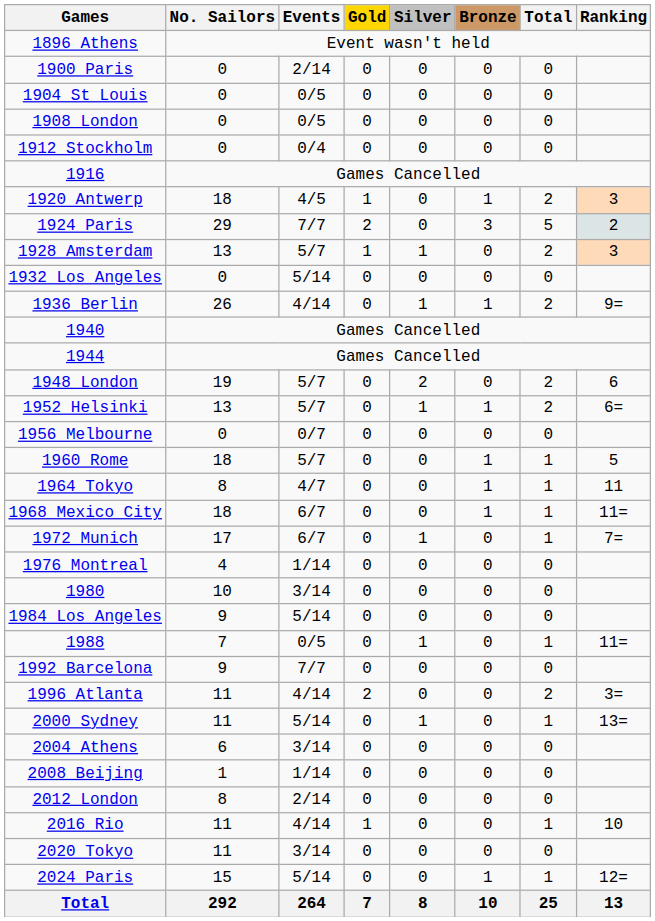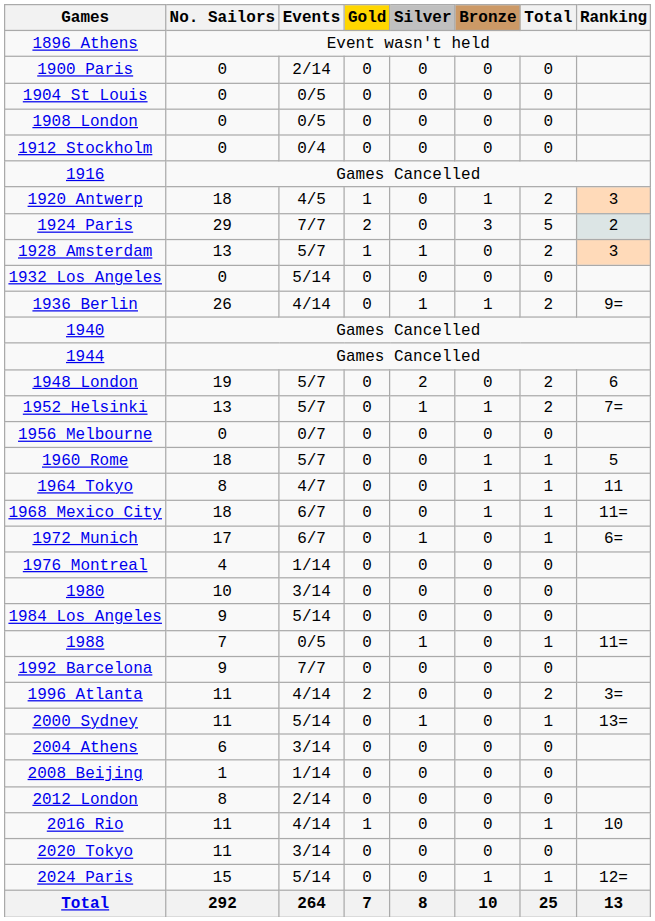(614, 409) 6= -> (614, 409) 7=
(614, 539) 7= -> (614, 539) 6=
